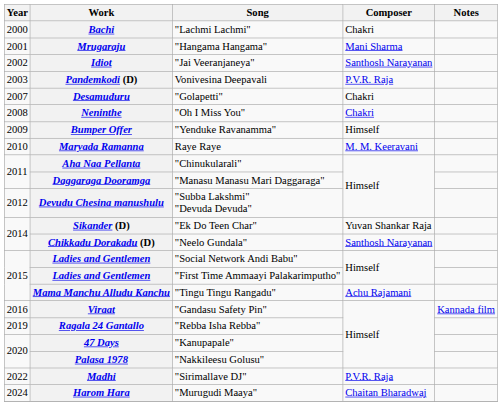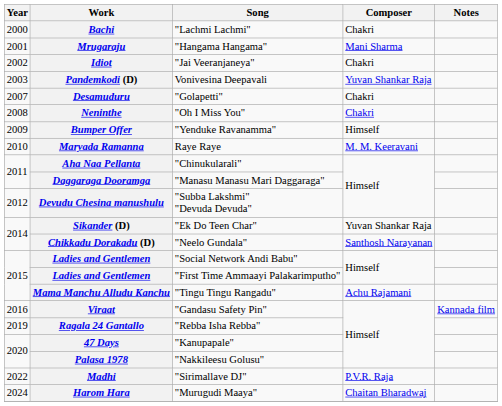(389, 63) Santhosh Narayanan -> (360, 63) Chakri
(369, 79) P.V.R. Raja -> (388, 79) Yuvan Shankar Raja
